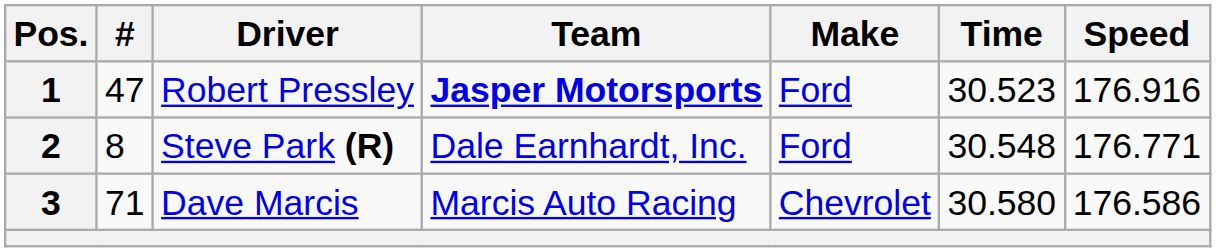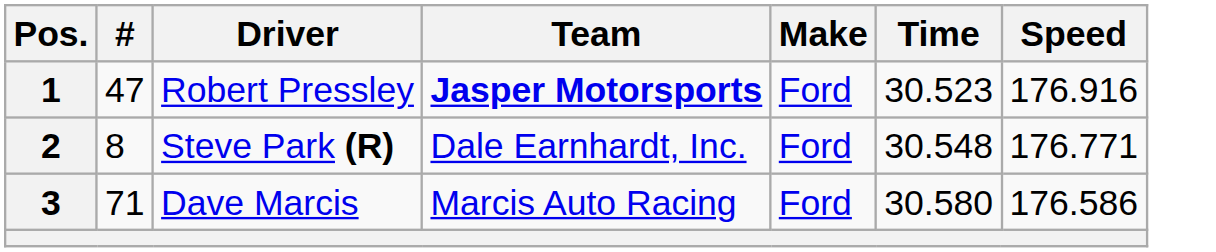(855, 202) Chevrolet -> (815, 202) Ford
